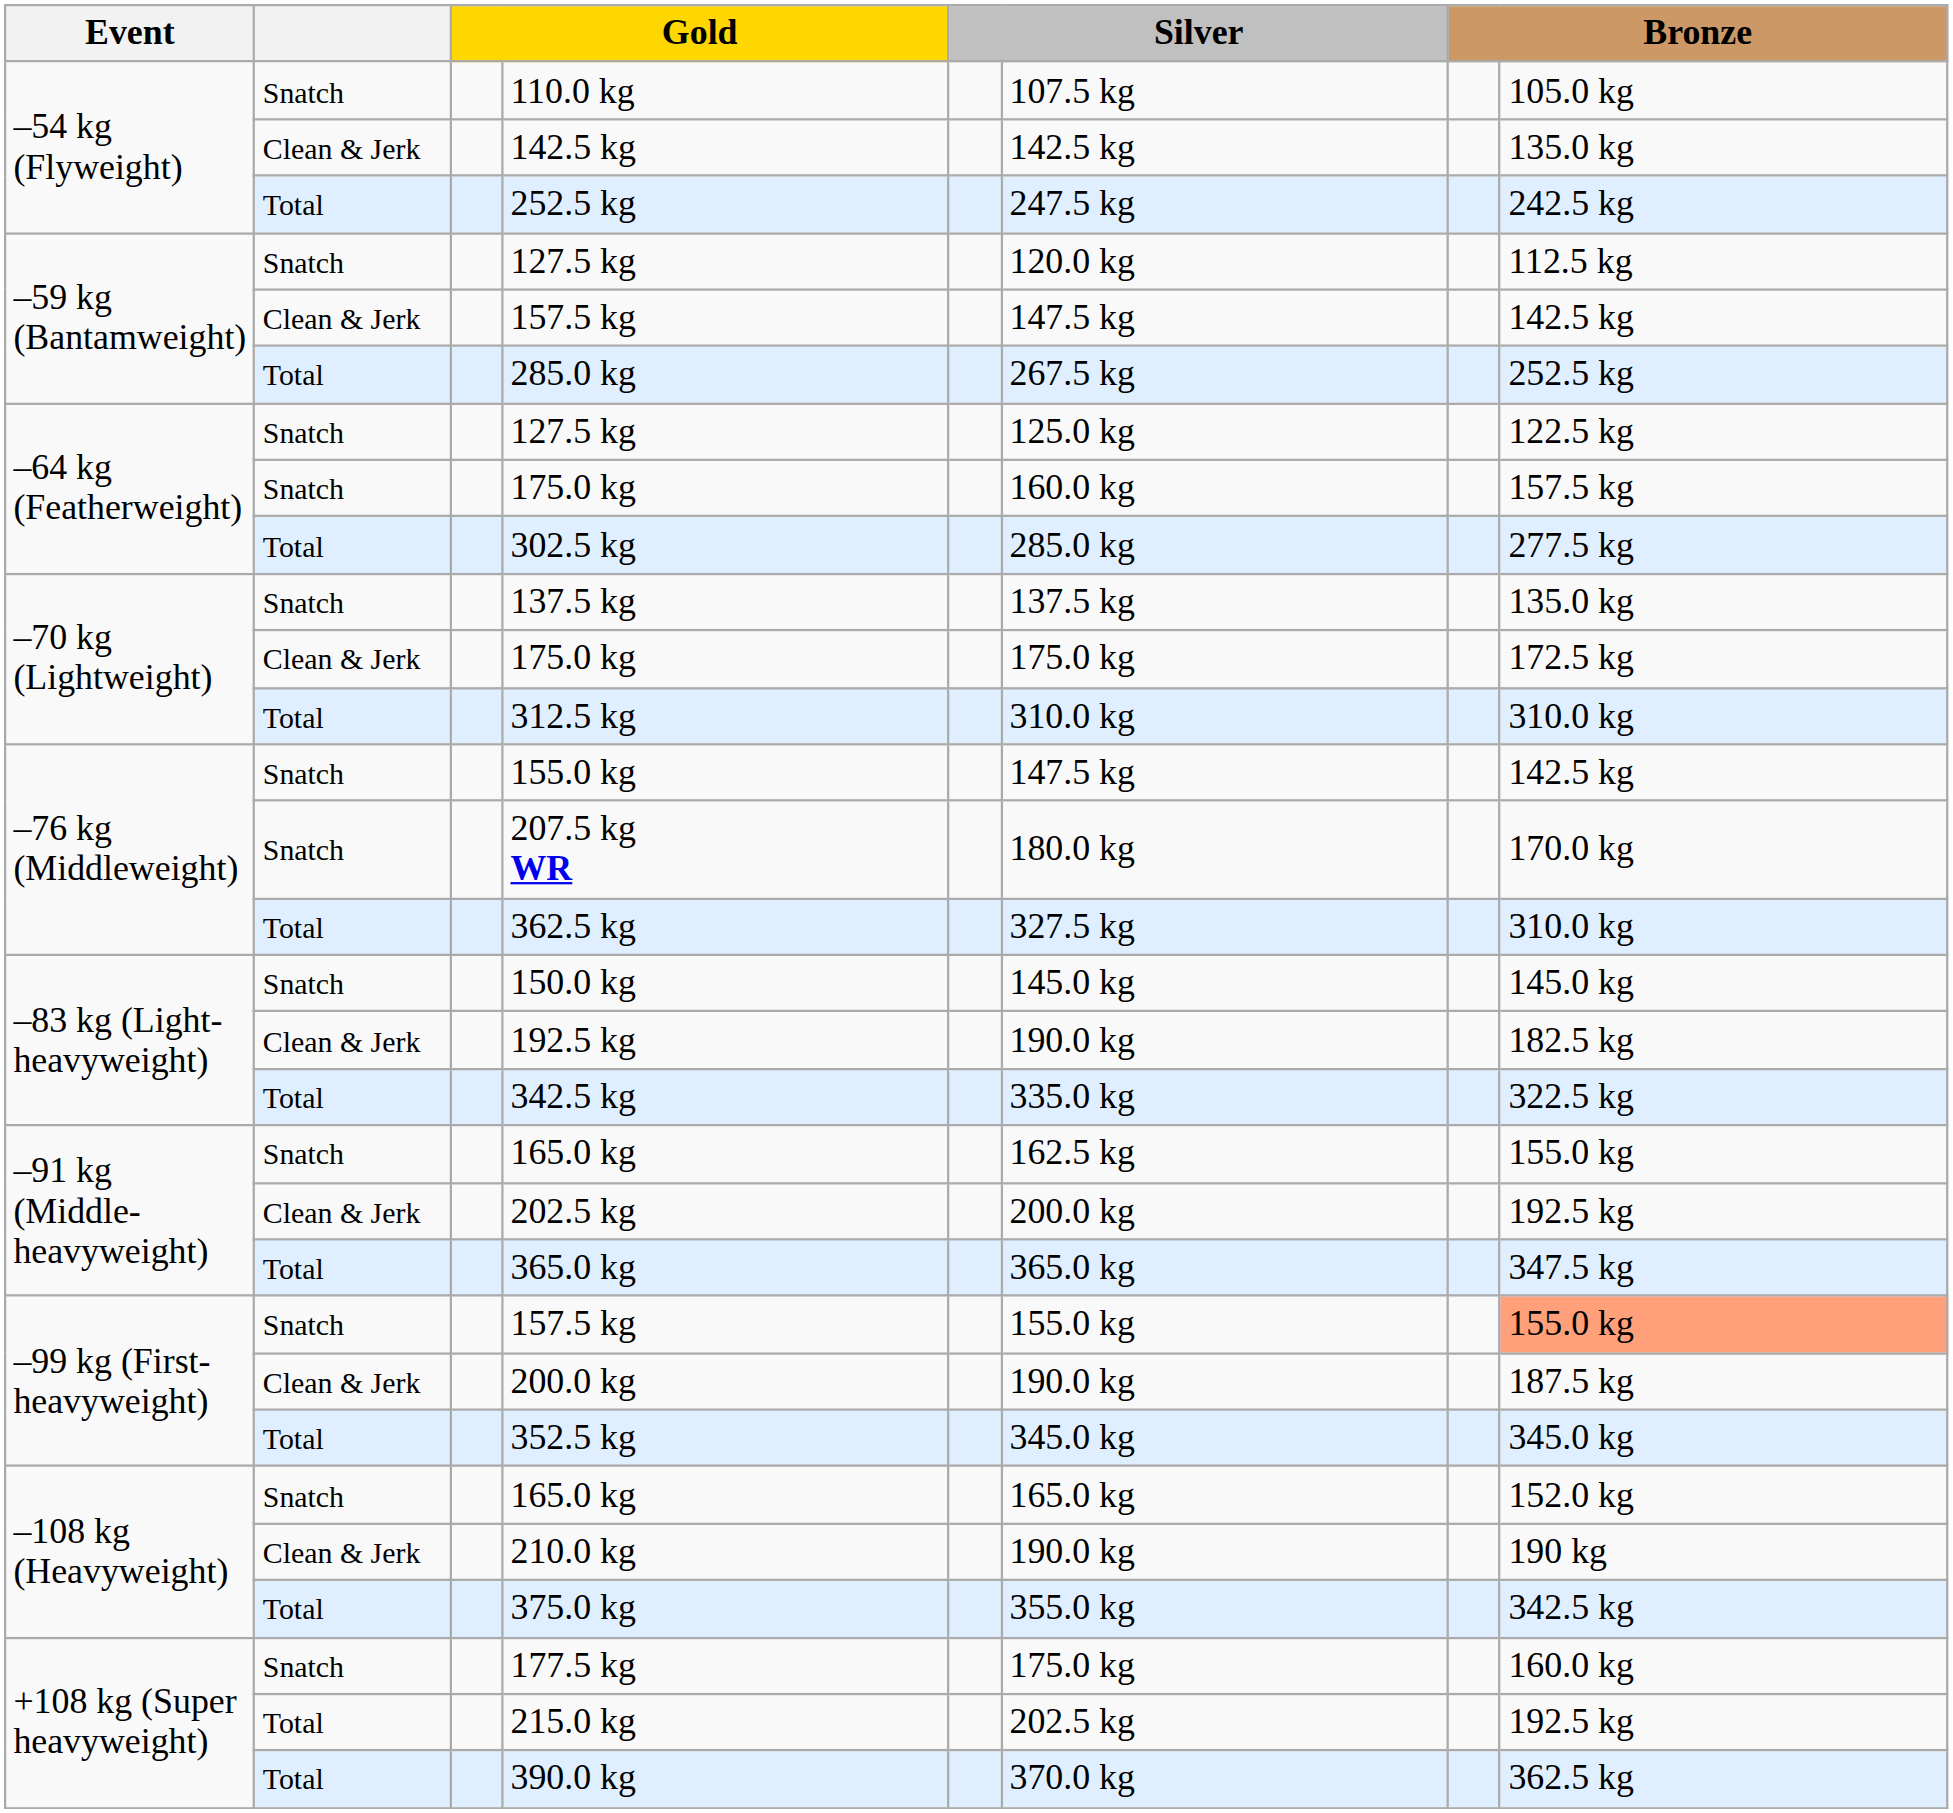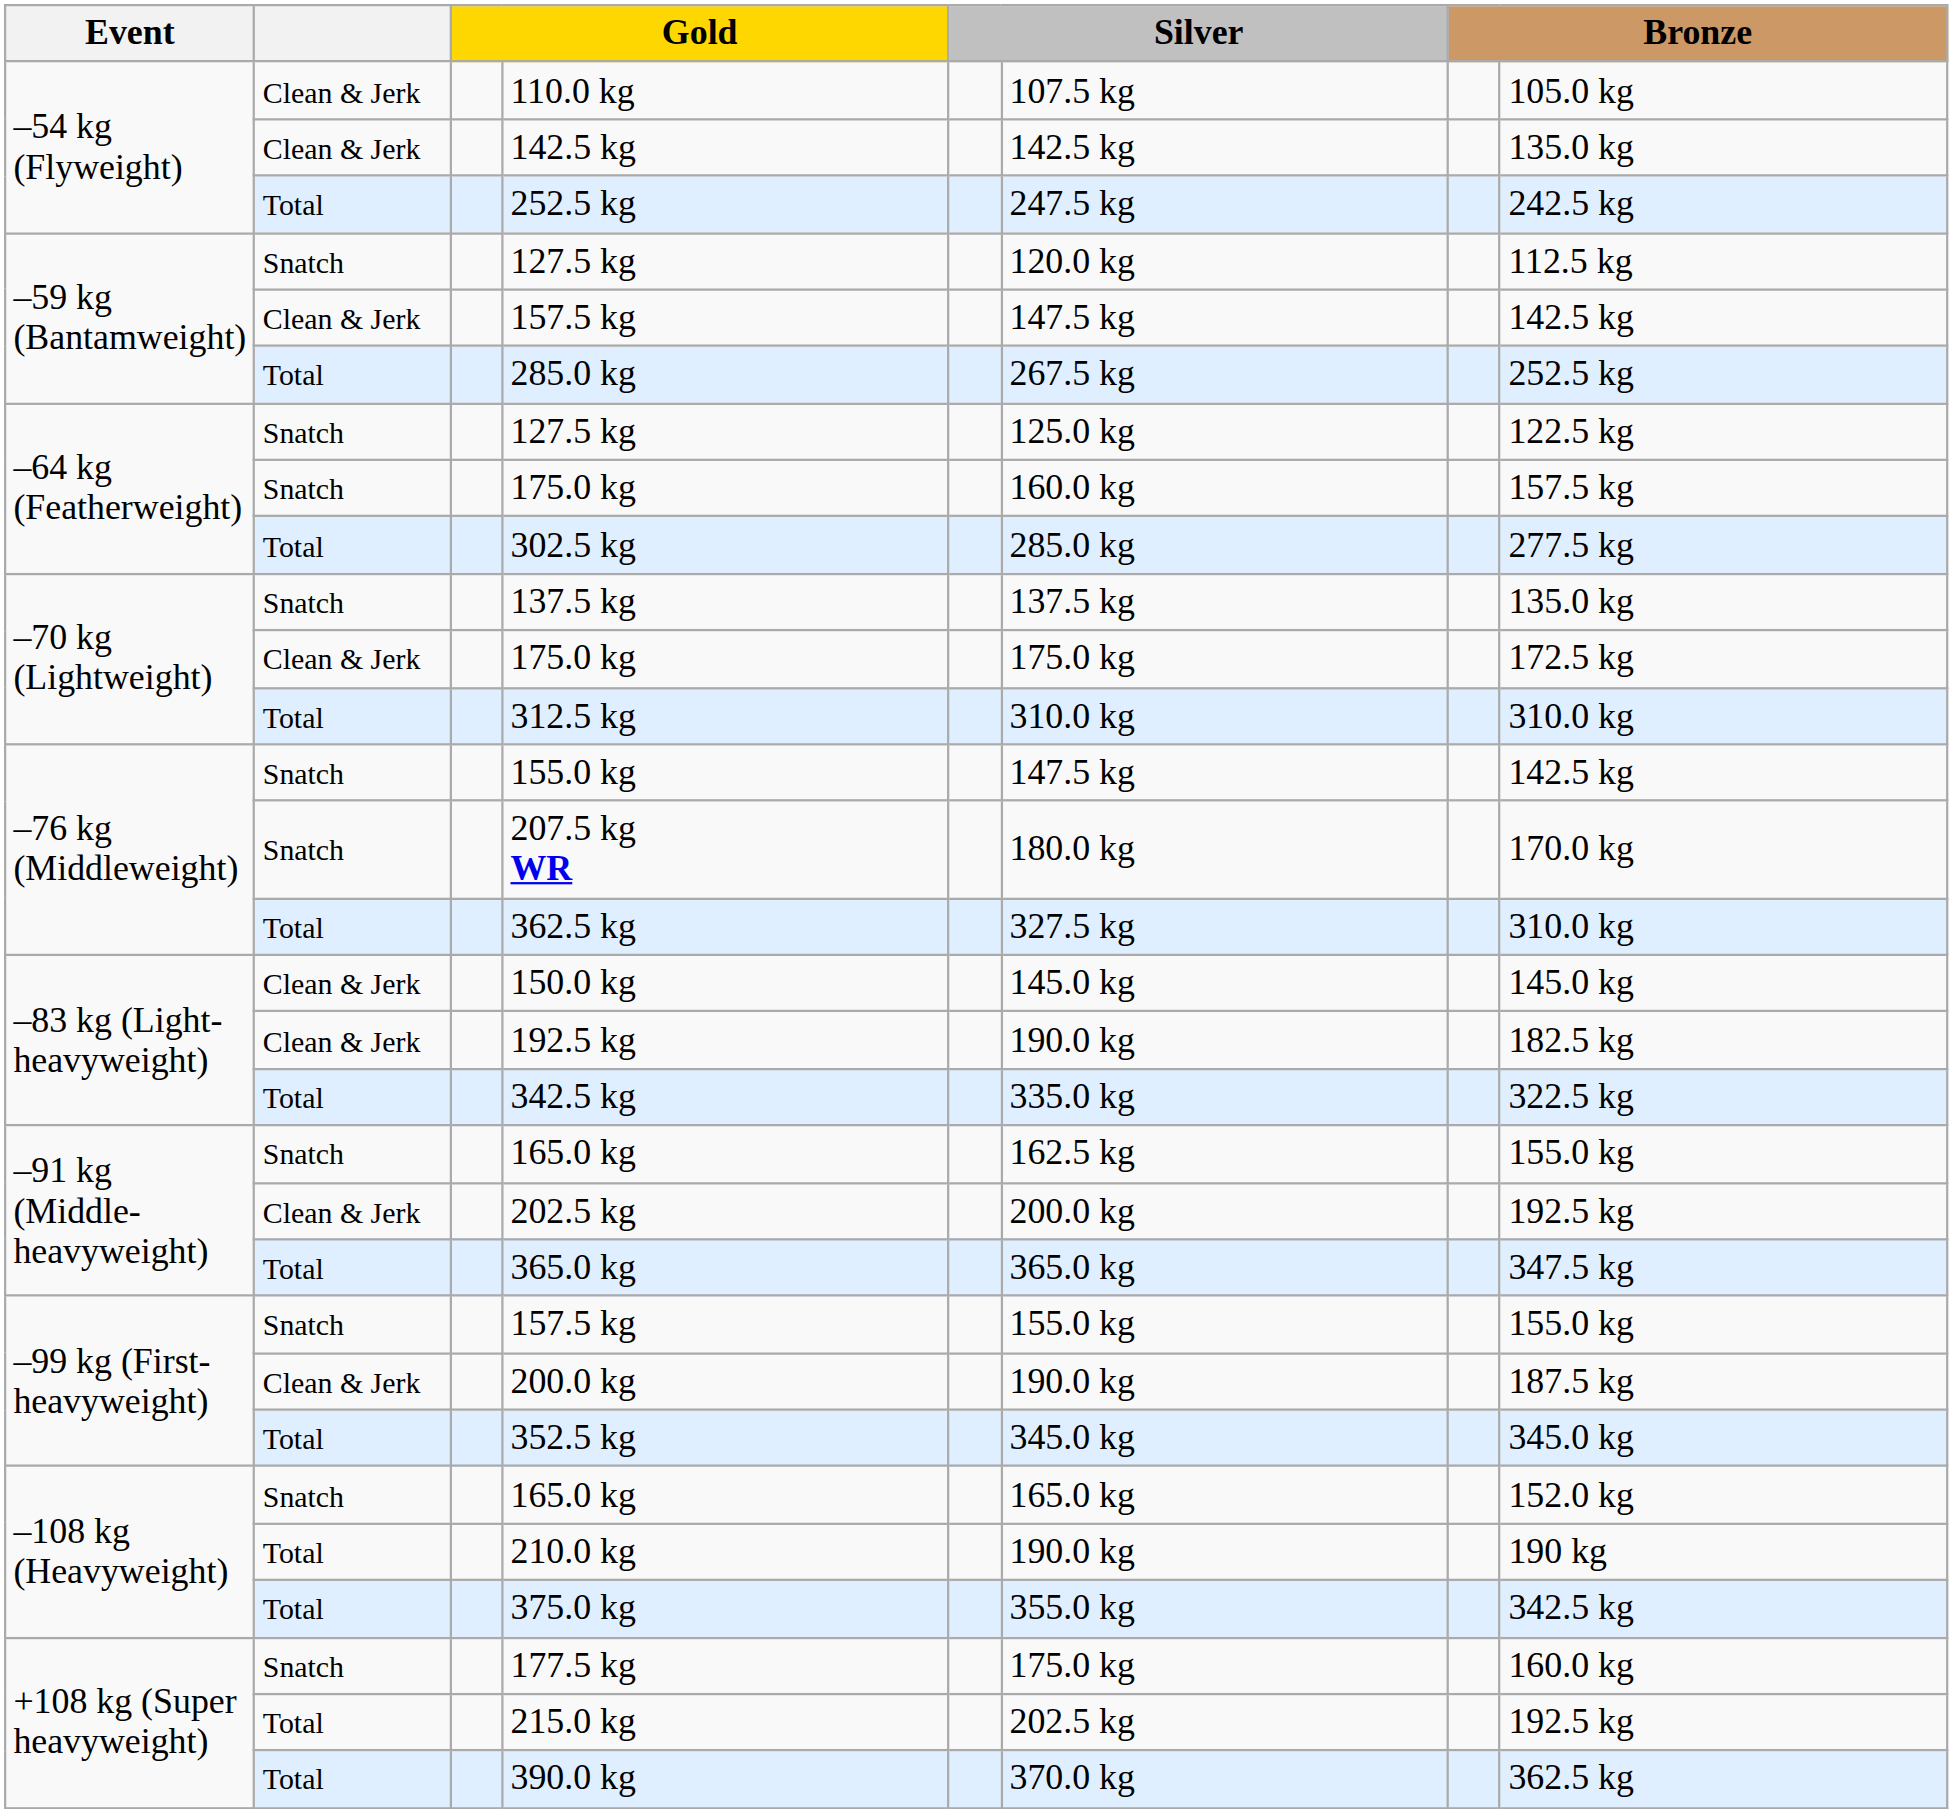(303, 92) Snatch -> (342, 92) Clean & Jerk
(303, 984) Snatch -> (342, 984) Clean & Jerk
(1571, 1323) lightsalmon background -> (1571, 1323) no background
(342, 1553) Clean & Jerk -> (293, 1553) Total
